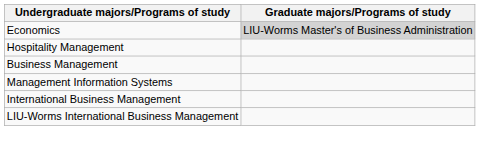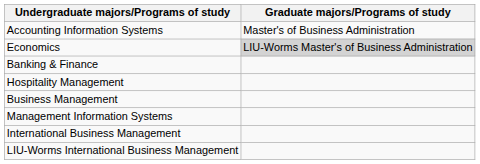+ row: (85, 30)
+ row: (53, 64)
